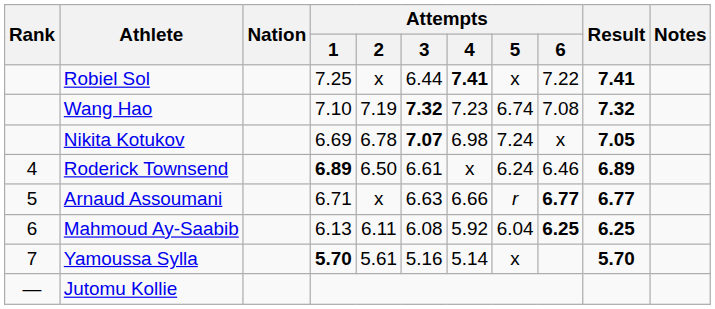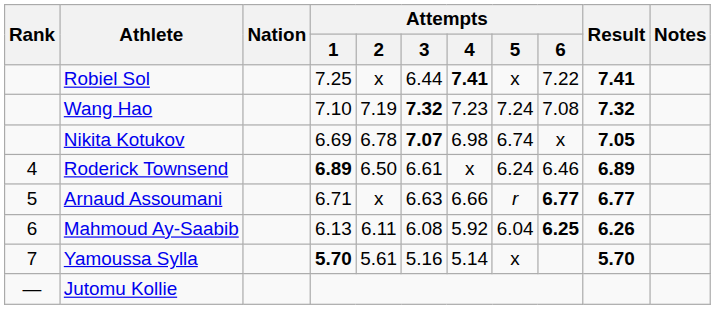(515, 109) 6.74 -> (515, 109) 7.24
(515, 139) 7.24 -> (515, 139) 6.74
(616, 229) 6.25 -> (616, 229) 6.26
